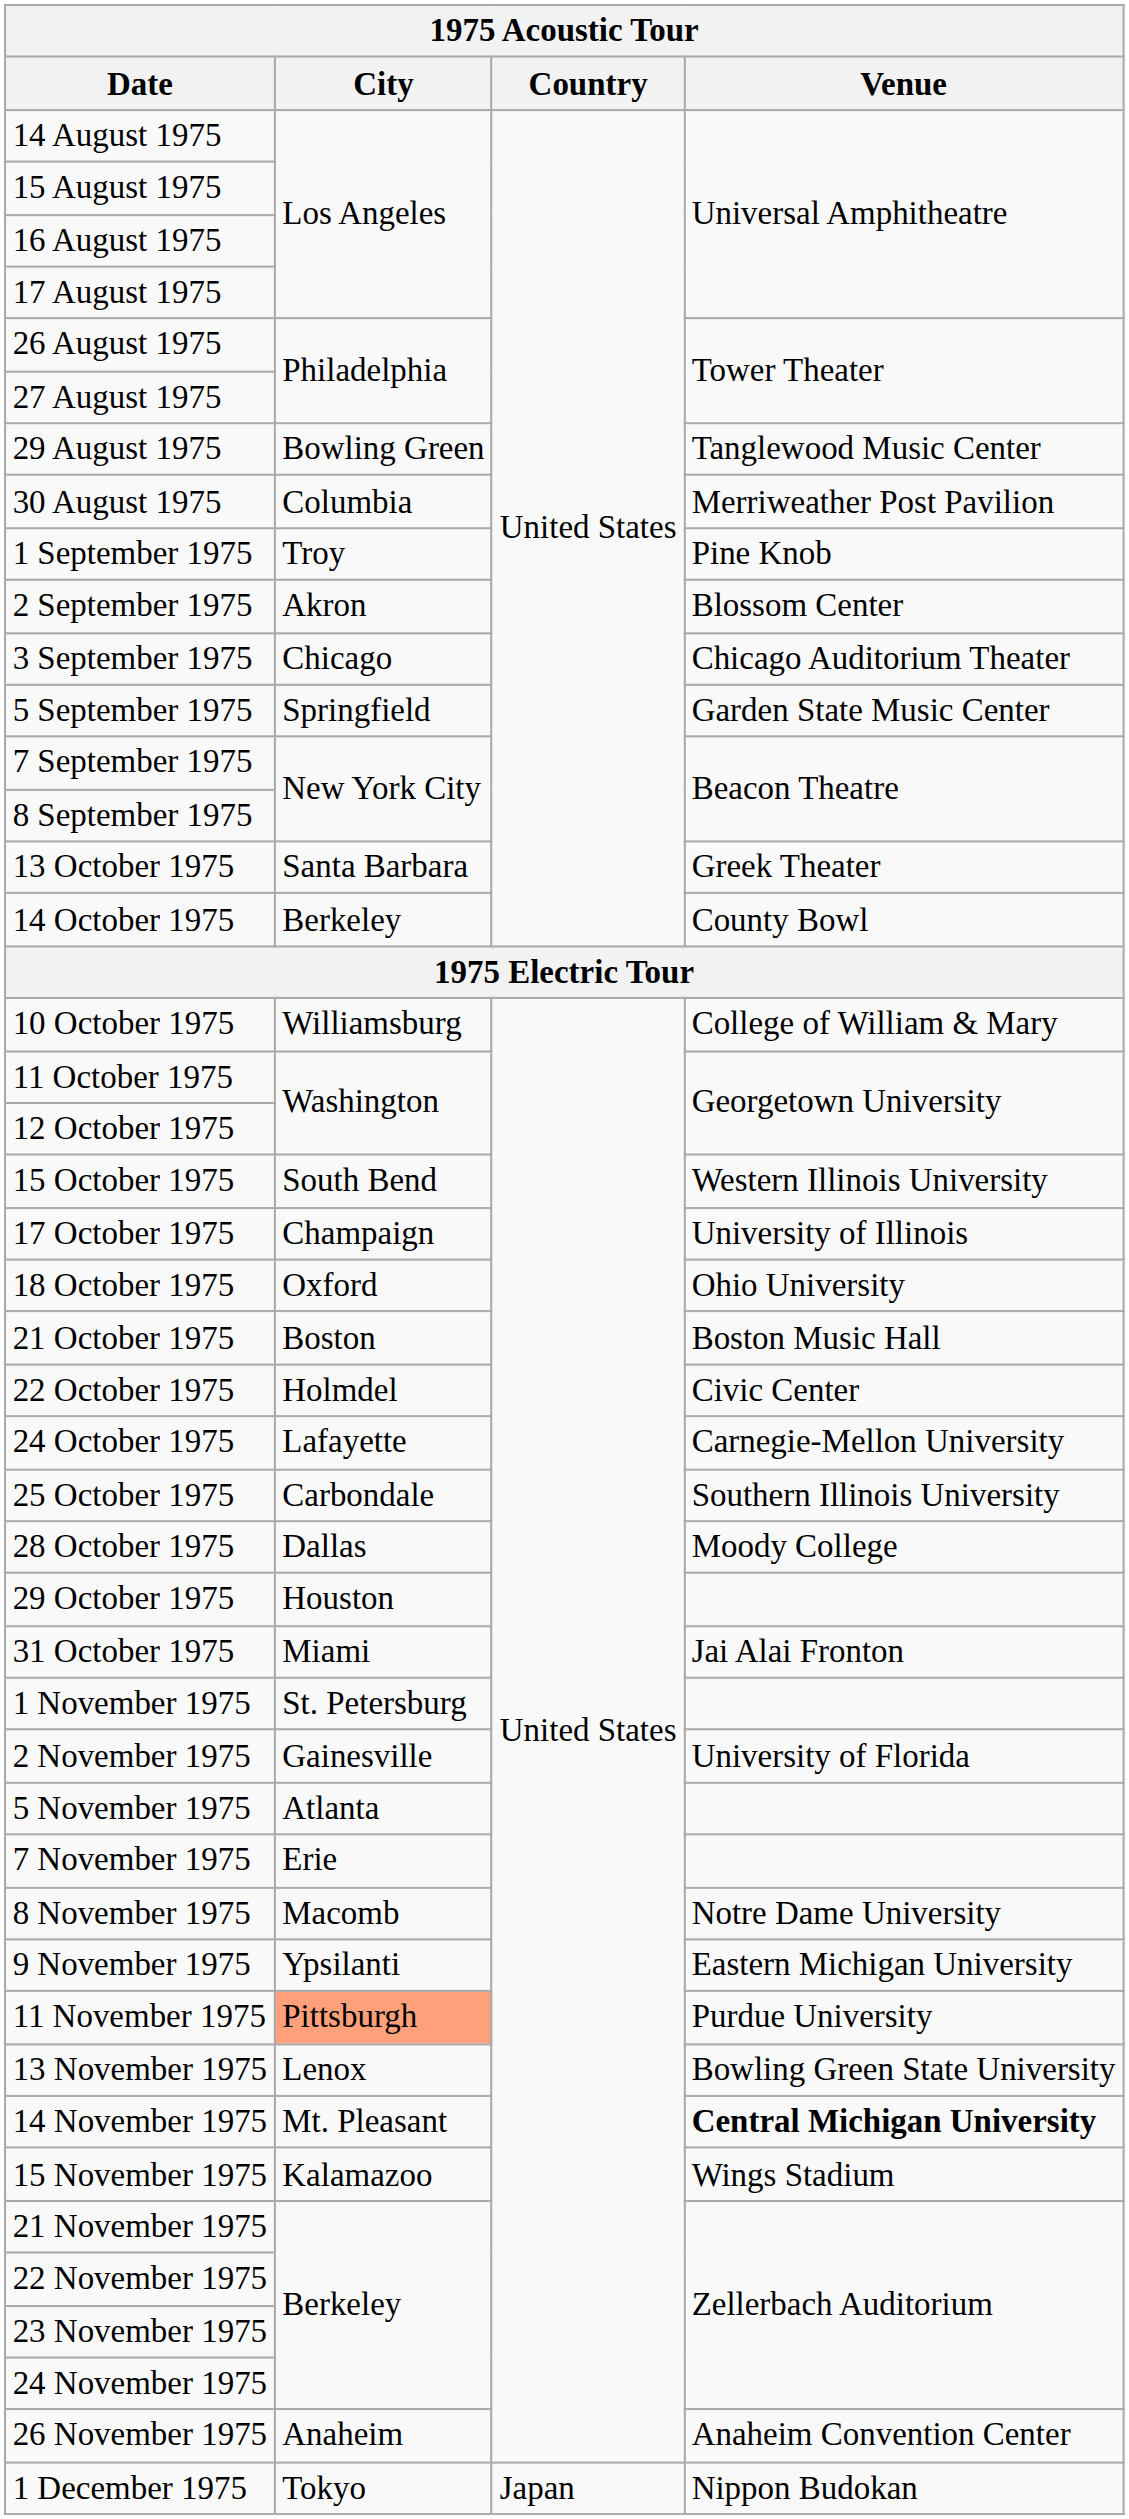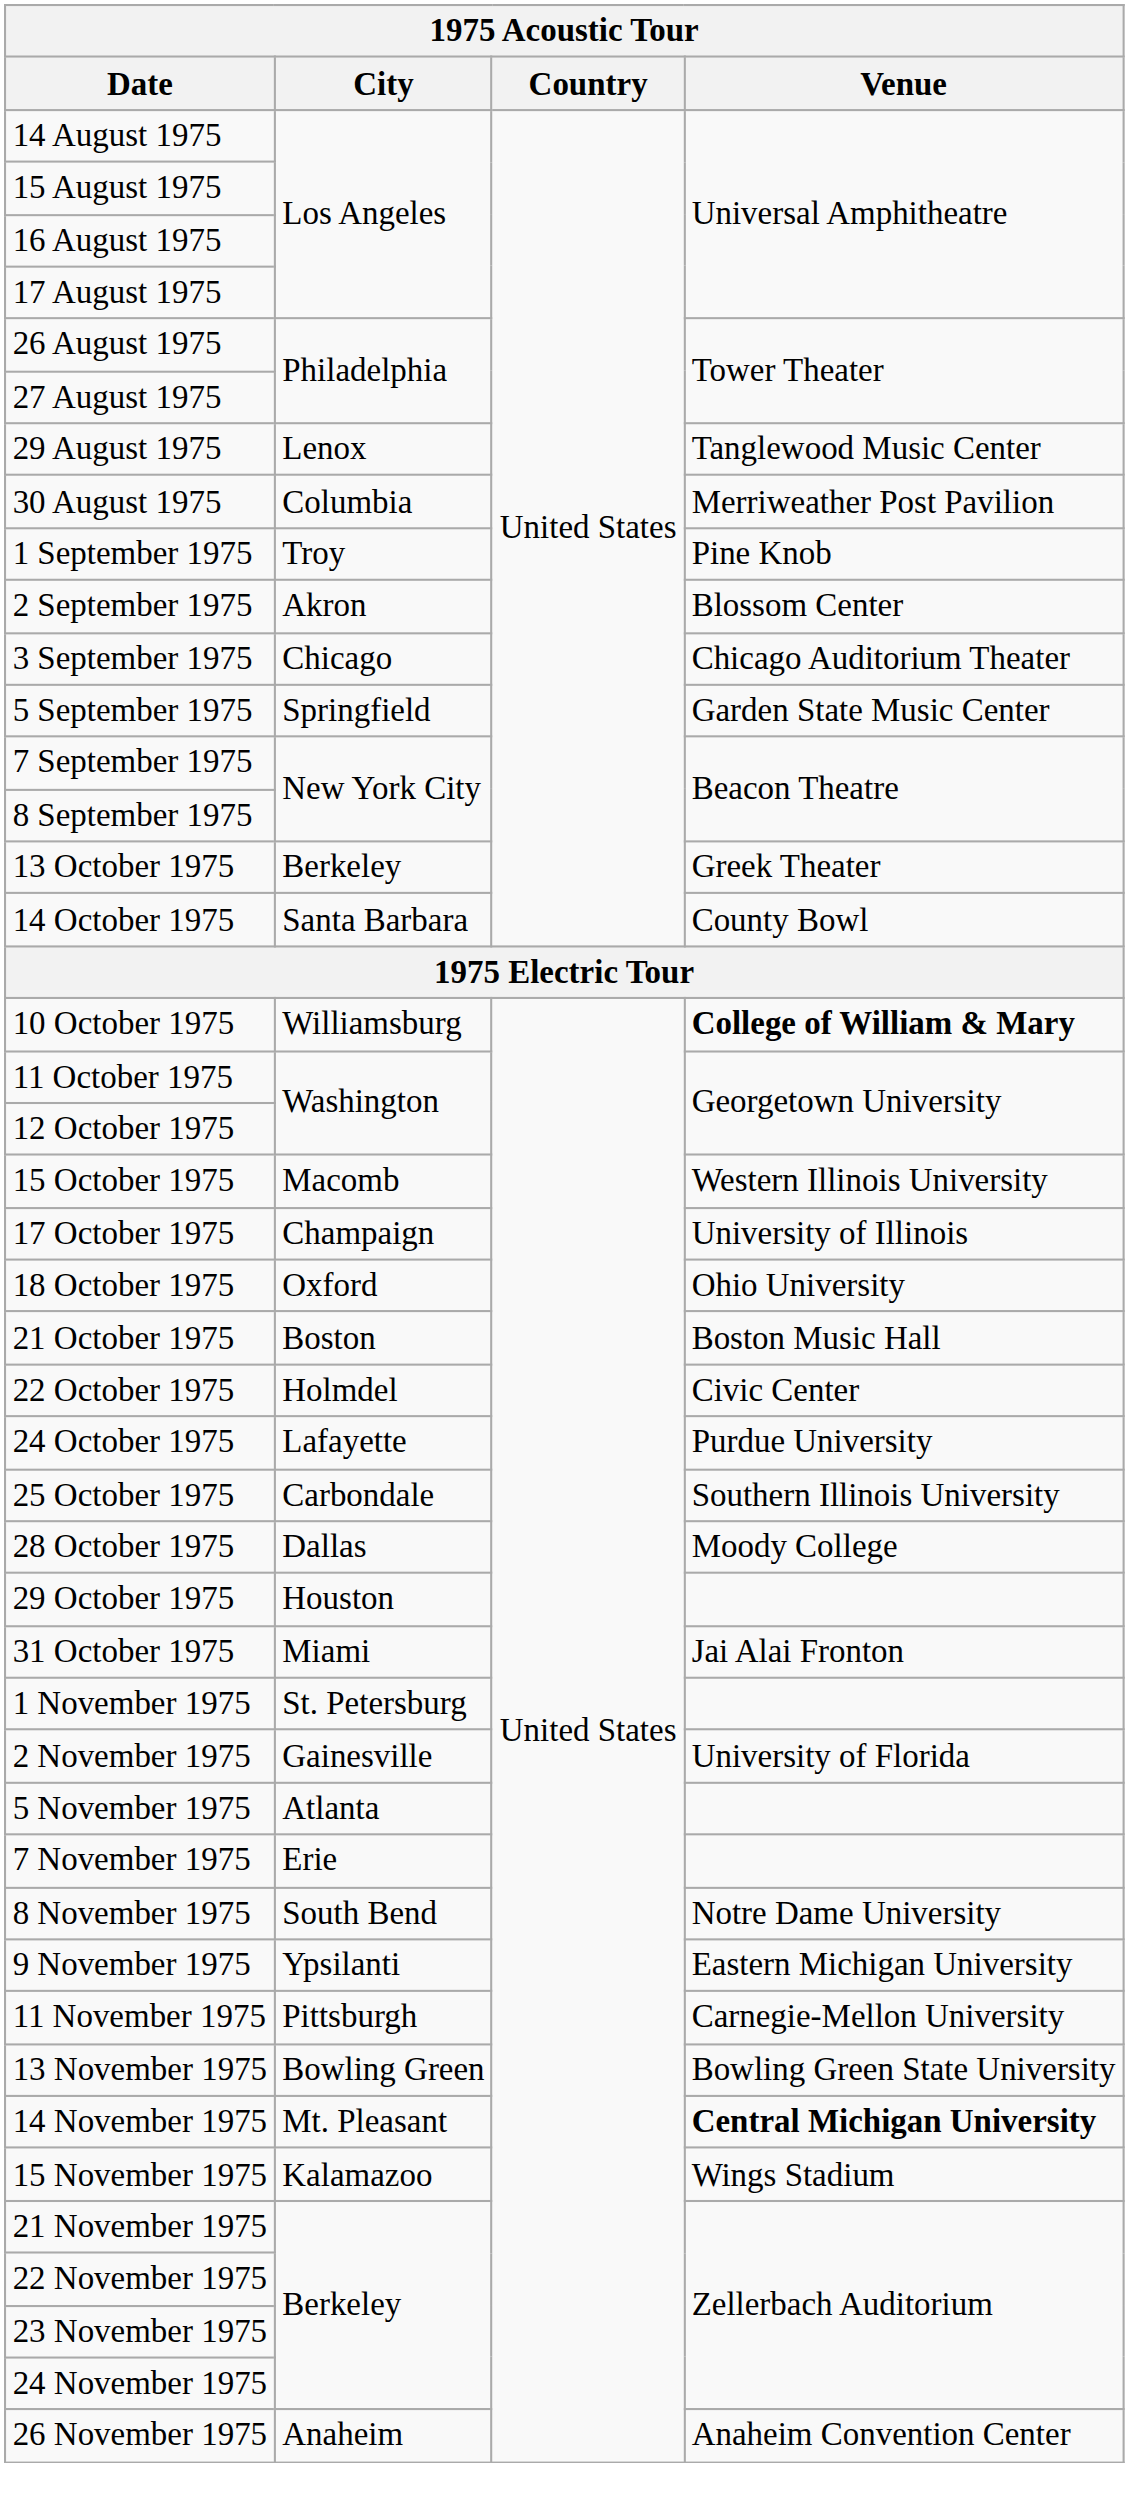(383, 448) Bowling Green -> (324, 448) Lenox
(375, 866) Santa Barbara -> (342, 866) Berkeley
(342, 919) Berkeley -> (375, 919) Santa Barbara
(875, 1023) normal -> (883, 1023) bold
(360, 1180) South Bend -> (341, 1180) Macomb
(878, 1441) Carnegie-Mellon University -> (812, 1441) Purdue University
(341, 1912) Macomb -> (360, 1912) South Bend
(350, 2016) lightsalmon background -> (350, 2016) no background
(812, 2016) Purdue University -> (878, 2016) Carnegie-Mellon University
(324, 2069) Lenox -> (383, 2069) Bowling Green
- row: (130, 2487)
